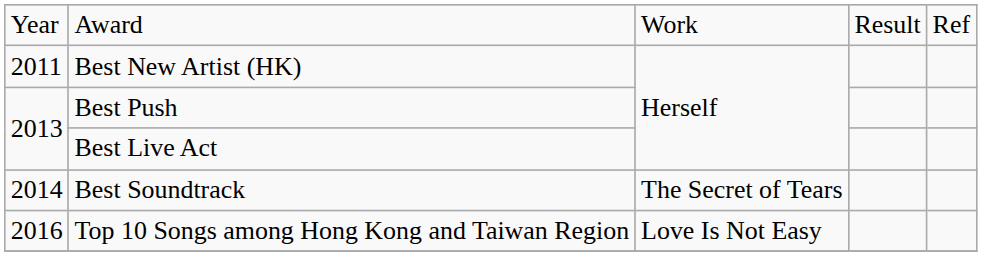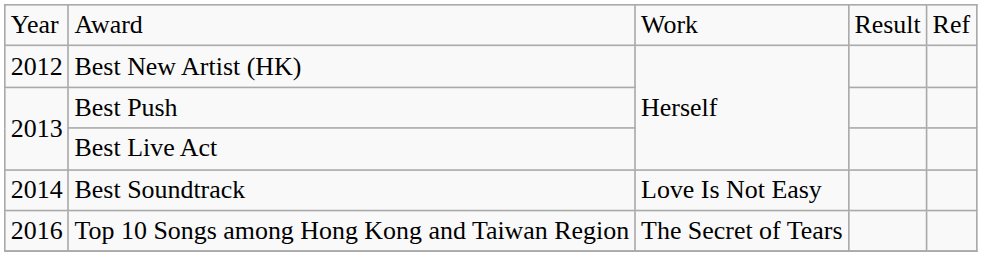(36, 66) 2011 -> (37, 66) 2012
(742, 189) The Secret of Tears -> (731, 189) Love Is Not Easy
(731, 230) Love Is Not Easy -> (742, 230) The Secret of Tears
